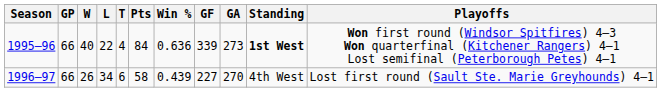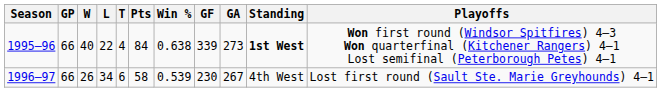(174, 46) 0.636 -> (174, 46) 0.638
(174, 77) 0.439 -> (174, 77) 0.539
(207, 77) 227 -> (207, 77) 230
(233, 77) 270 -> (233, 77) 267
